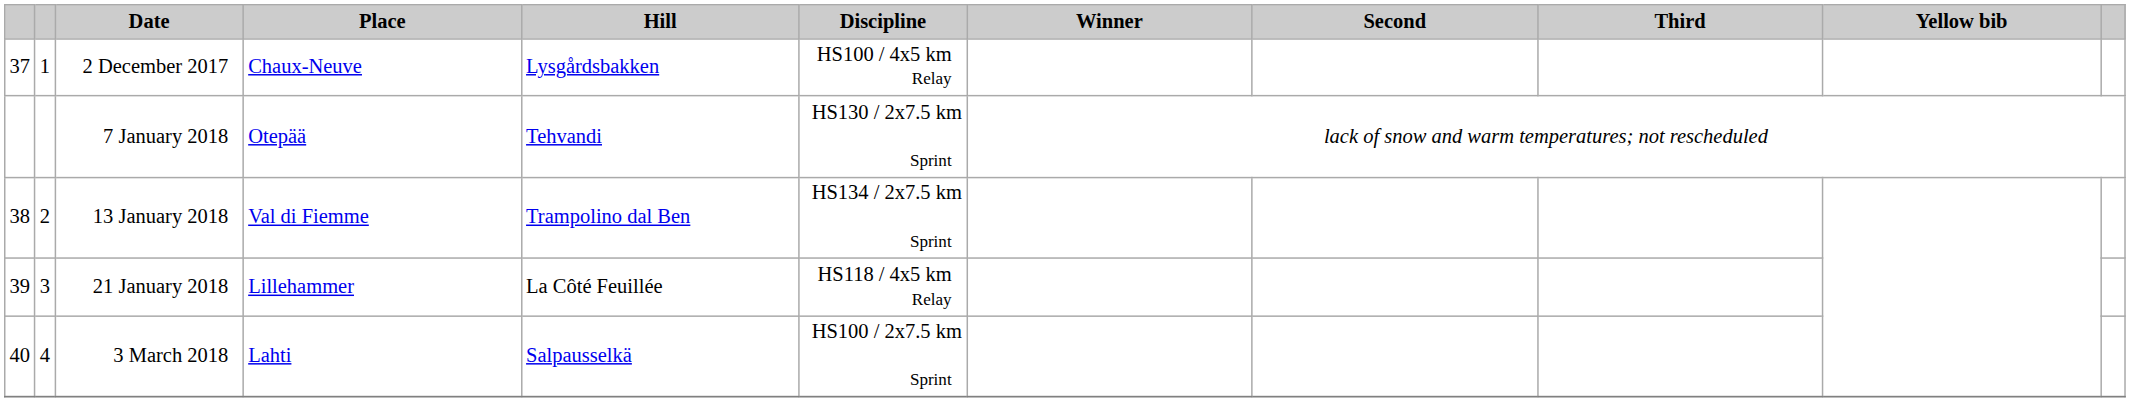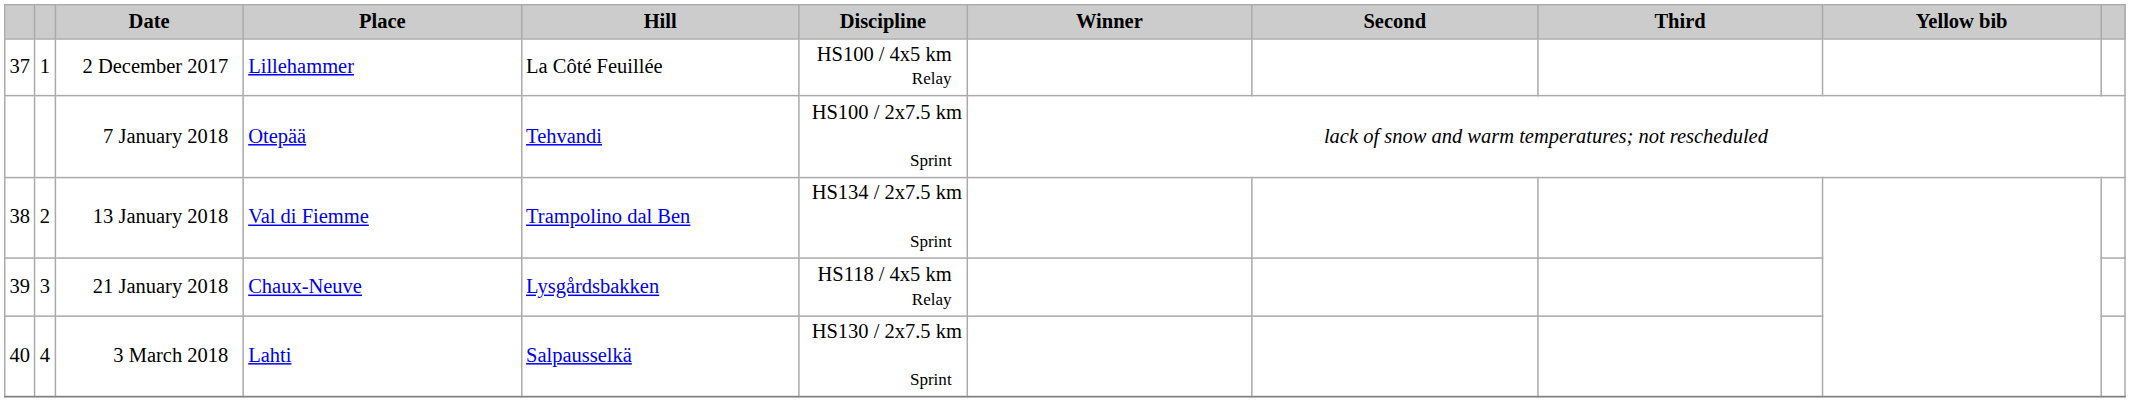(305, 66) Chaux-Neuve -> (301, 66) Lillehammer
(593, 66) Lysgårdsbakken -> (594, 66) La Côté Feuillée
(887, 135) HS130 / 2x7.5 km Sprint -> (887, 135) HS100 / 2x7.5 km Sprint
(301, 286) Lillehammer -> (305, 286) Chaux-Neuve
(594, 286) La Côté Feuillée -> (593, 286) Lysgårdsbakken
(887, 355) HS100 / 2x7.5 km Sprint -> (887, 355) HS130 / 2x7.5 km Sprint
